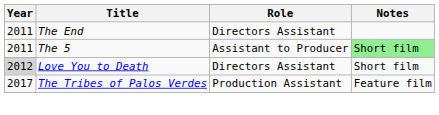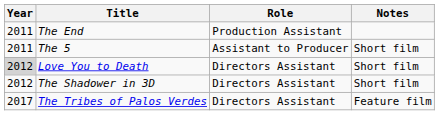(274, 31) Directors Assistant -> (277, 31) Production Assistant
(386, 48) lightgreen background -> (386, 48) no background
+ row: (97, 84)
(277, 84) Production Assistant -> (274, 101) Directors Assistant
